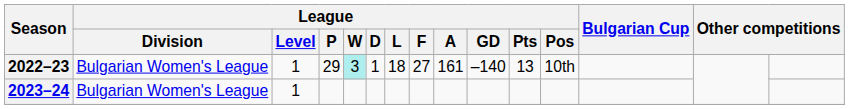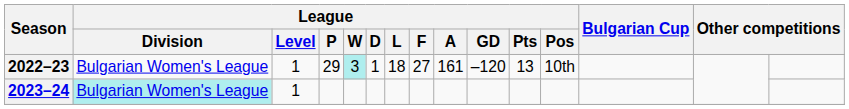(488, 66) –140 -> (488, 66) –120
(172, 91) no background -> (172, 91) paleturquoise background
